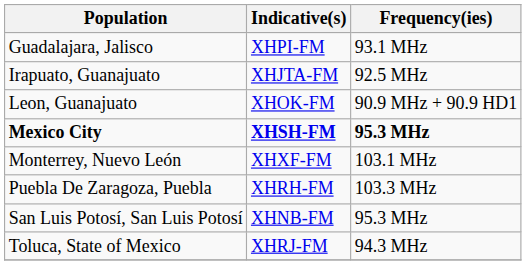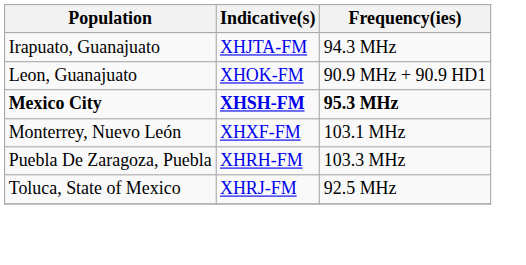- row: (81, 47)
(391, 75) 92.5 MHz -> (360, 47) 94.3 MHz
- row: (126, 217)
(391, 246) 94.3 MHz -> (360, 189) 92.5 MHz
